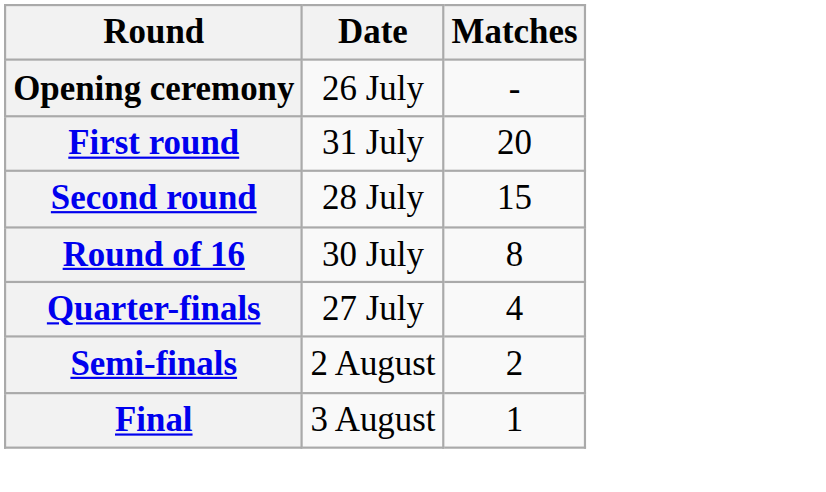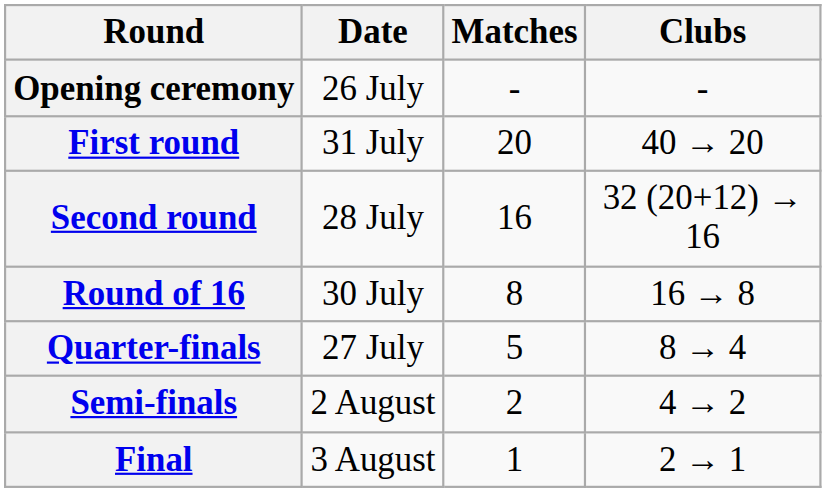+ column: (703, 32)
(515, 198) 15 -> (515, 217) 16
(515, 308) 4 -> (515, 347) 5
